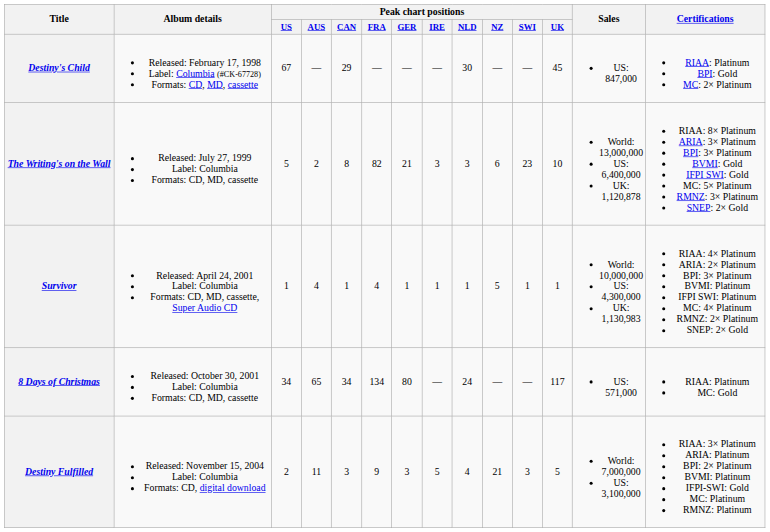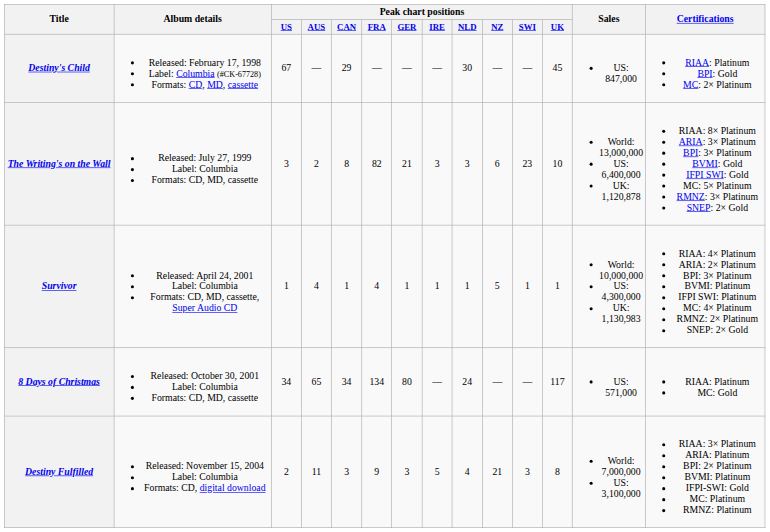(286, 163) 5 -> (286, 163) 3
(557, 471) 5 -> (557, 471) 8
